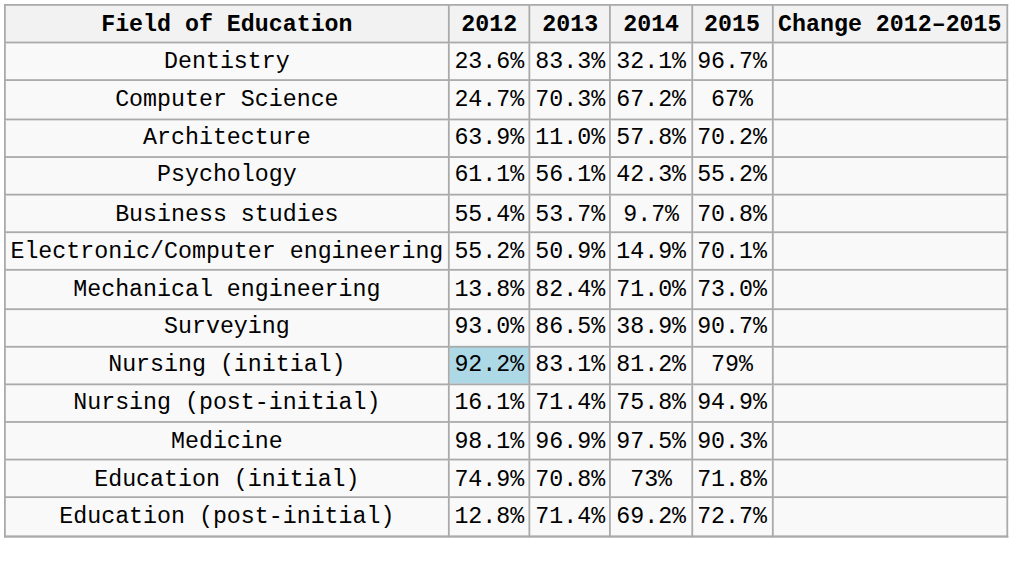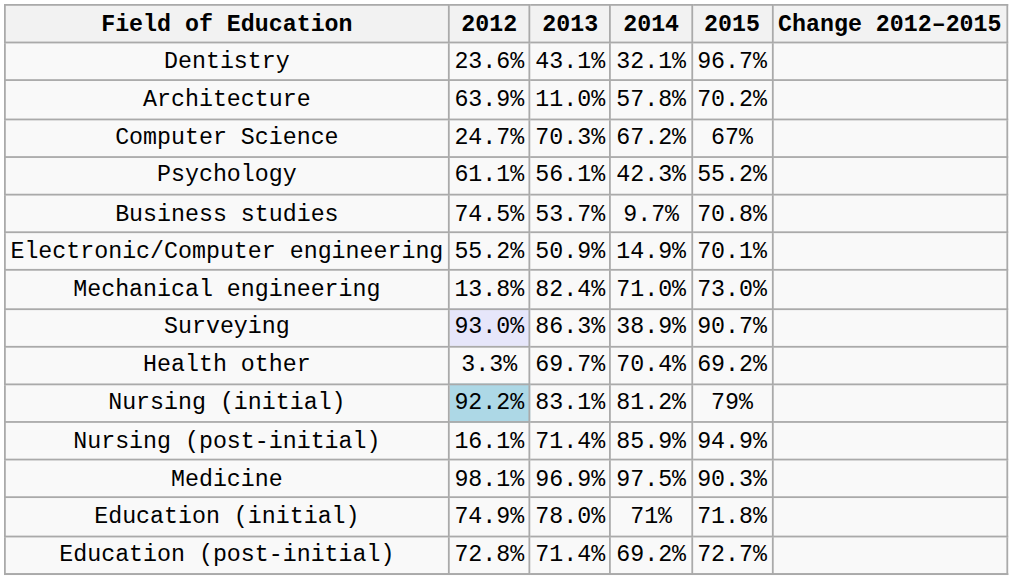(570, 62) 83.3% -> (570, 62) 43.1%
rows swapped: (227, 100) <-> (227, 138)
(489, 213) 55.4% -> (489, 213) 74.5%
(489, 327) no background -> (489, 327) lavender background
(570, 327) 86.5% -> (570, 327) 86.3%
+ row: (227, 365)
(651, 403) 75.8% -> (651, 441) 85.9%
(570, 479) 70.8% -> (570, 517) 78.0%
(651, 479) 73% -> (651, 517) 71%
(489, 517) 12.8% -> (489, 555) 72.8%
